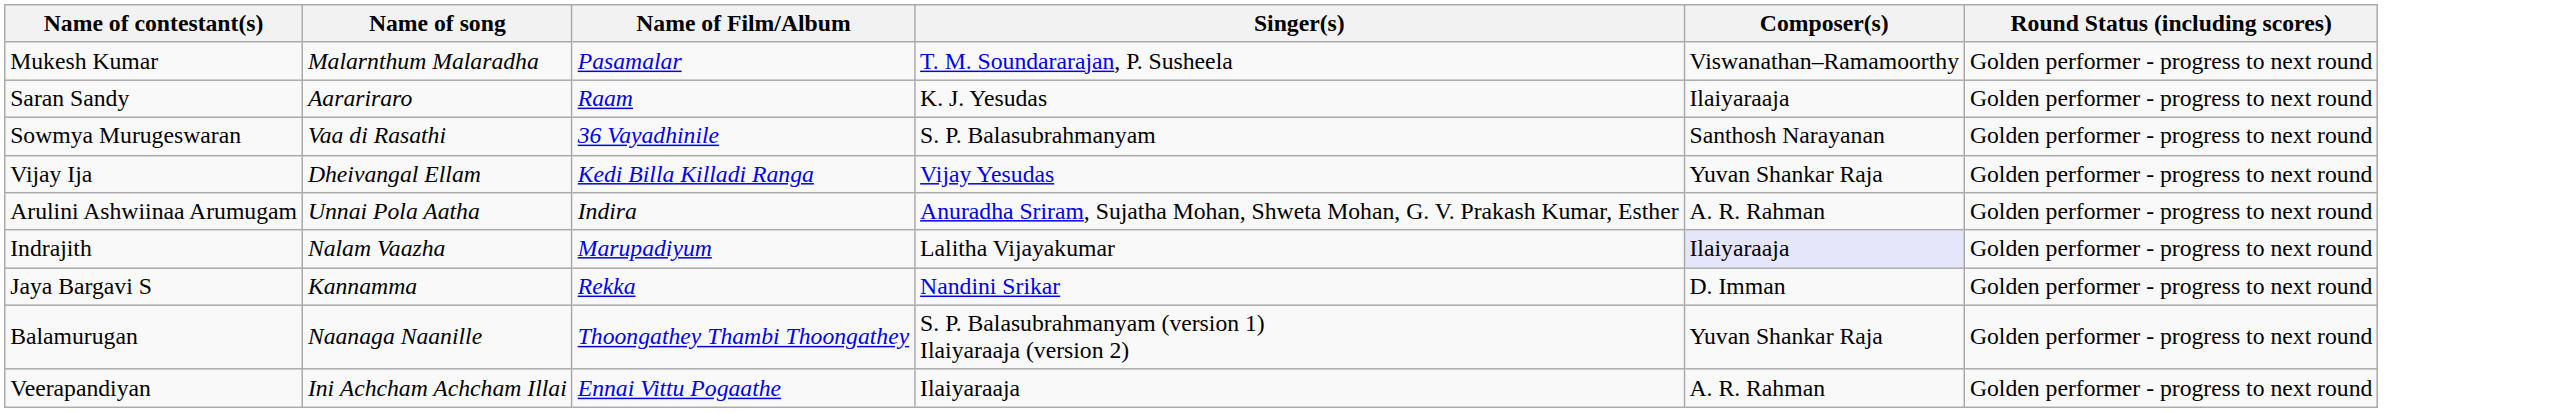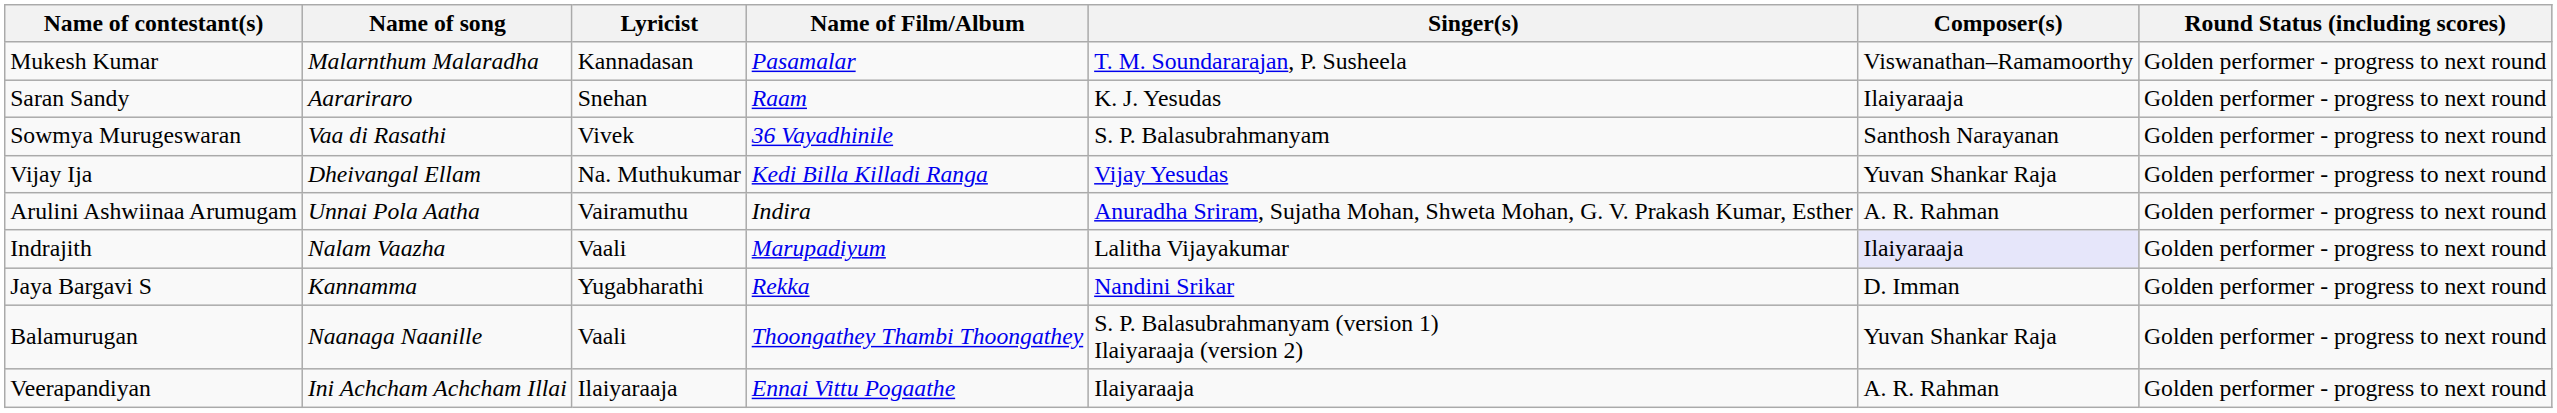+ column: (659, 23)
